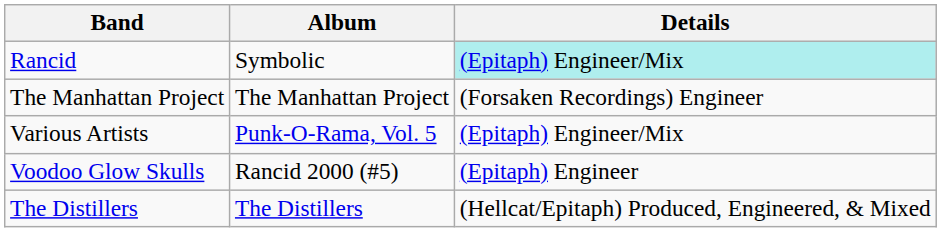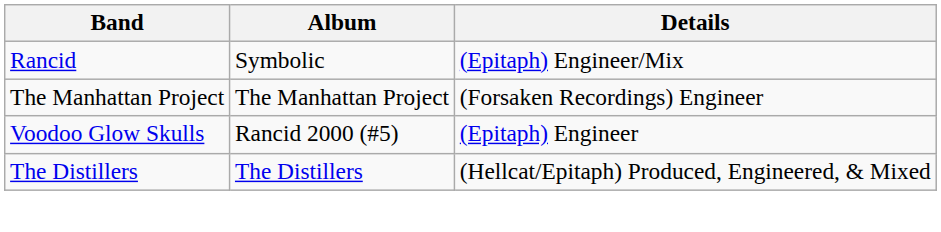(572, 60) paleturquoise background -> (572, 60) no background
- row: (79, 134)
